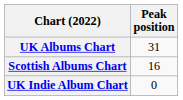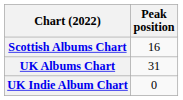rows swapped: (67, 66) <-> (67, 47)
